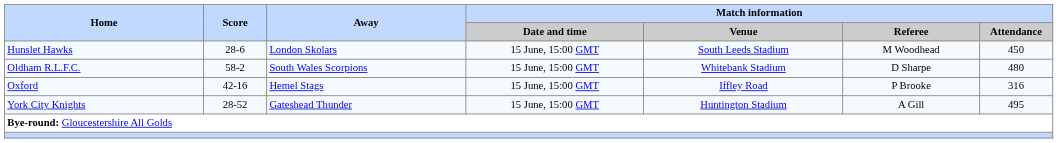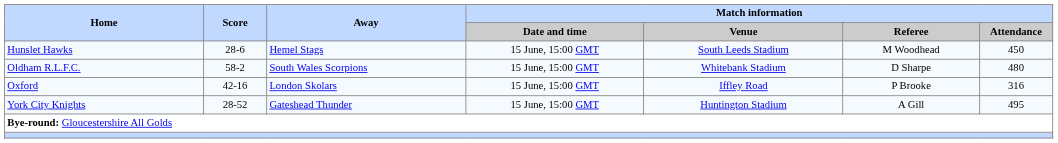(303, 50) London Skolars -> (296, 50) Hemel Stags
(296, 86) Hemel Stags -> (303, 86) London Skolars
